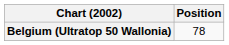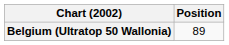(199, 31) 78 -> (199, 31) 89
